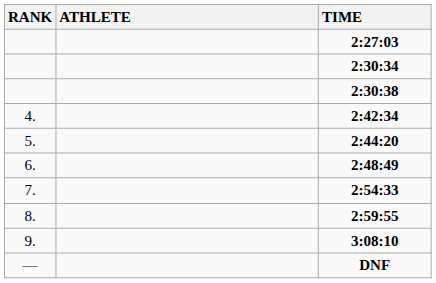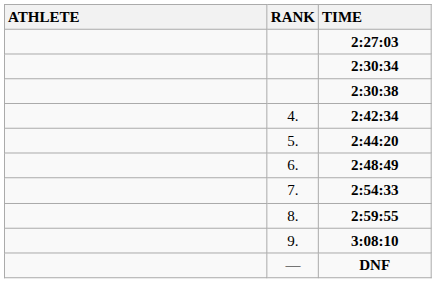columns swapped: (30, 17) <-> (95, 17)
